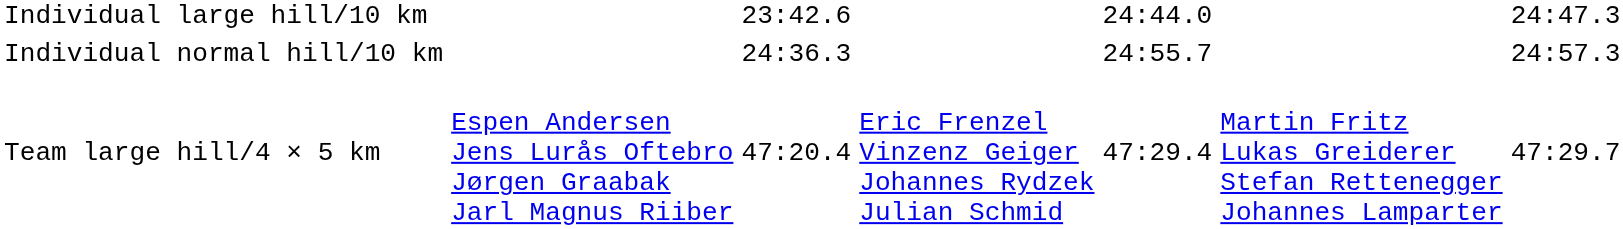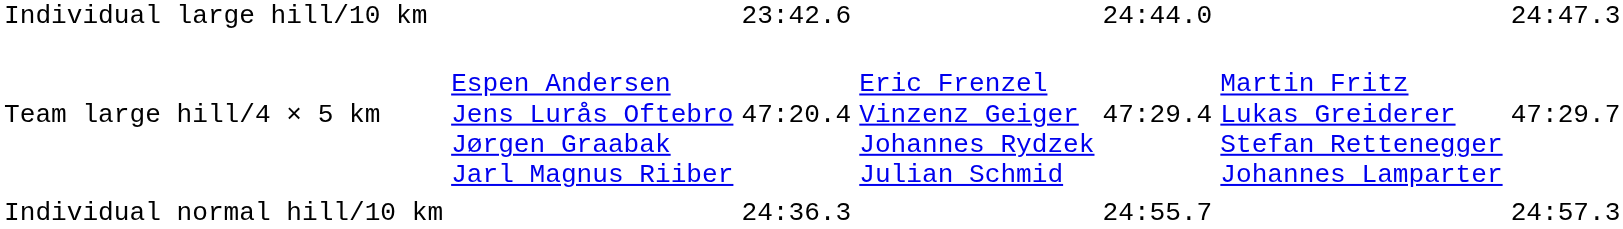rows swapped: (192, 153) <-> (224, 54)
